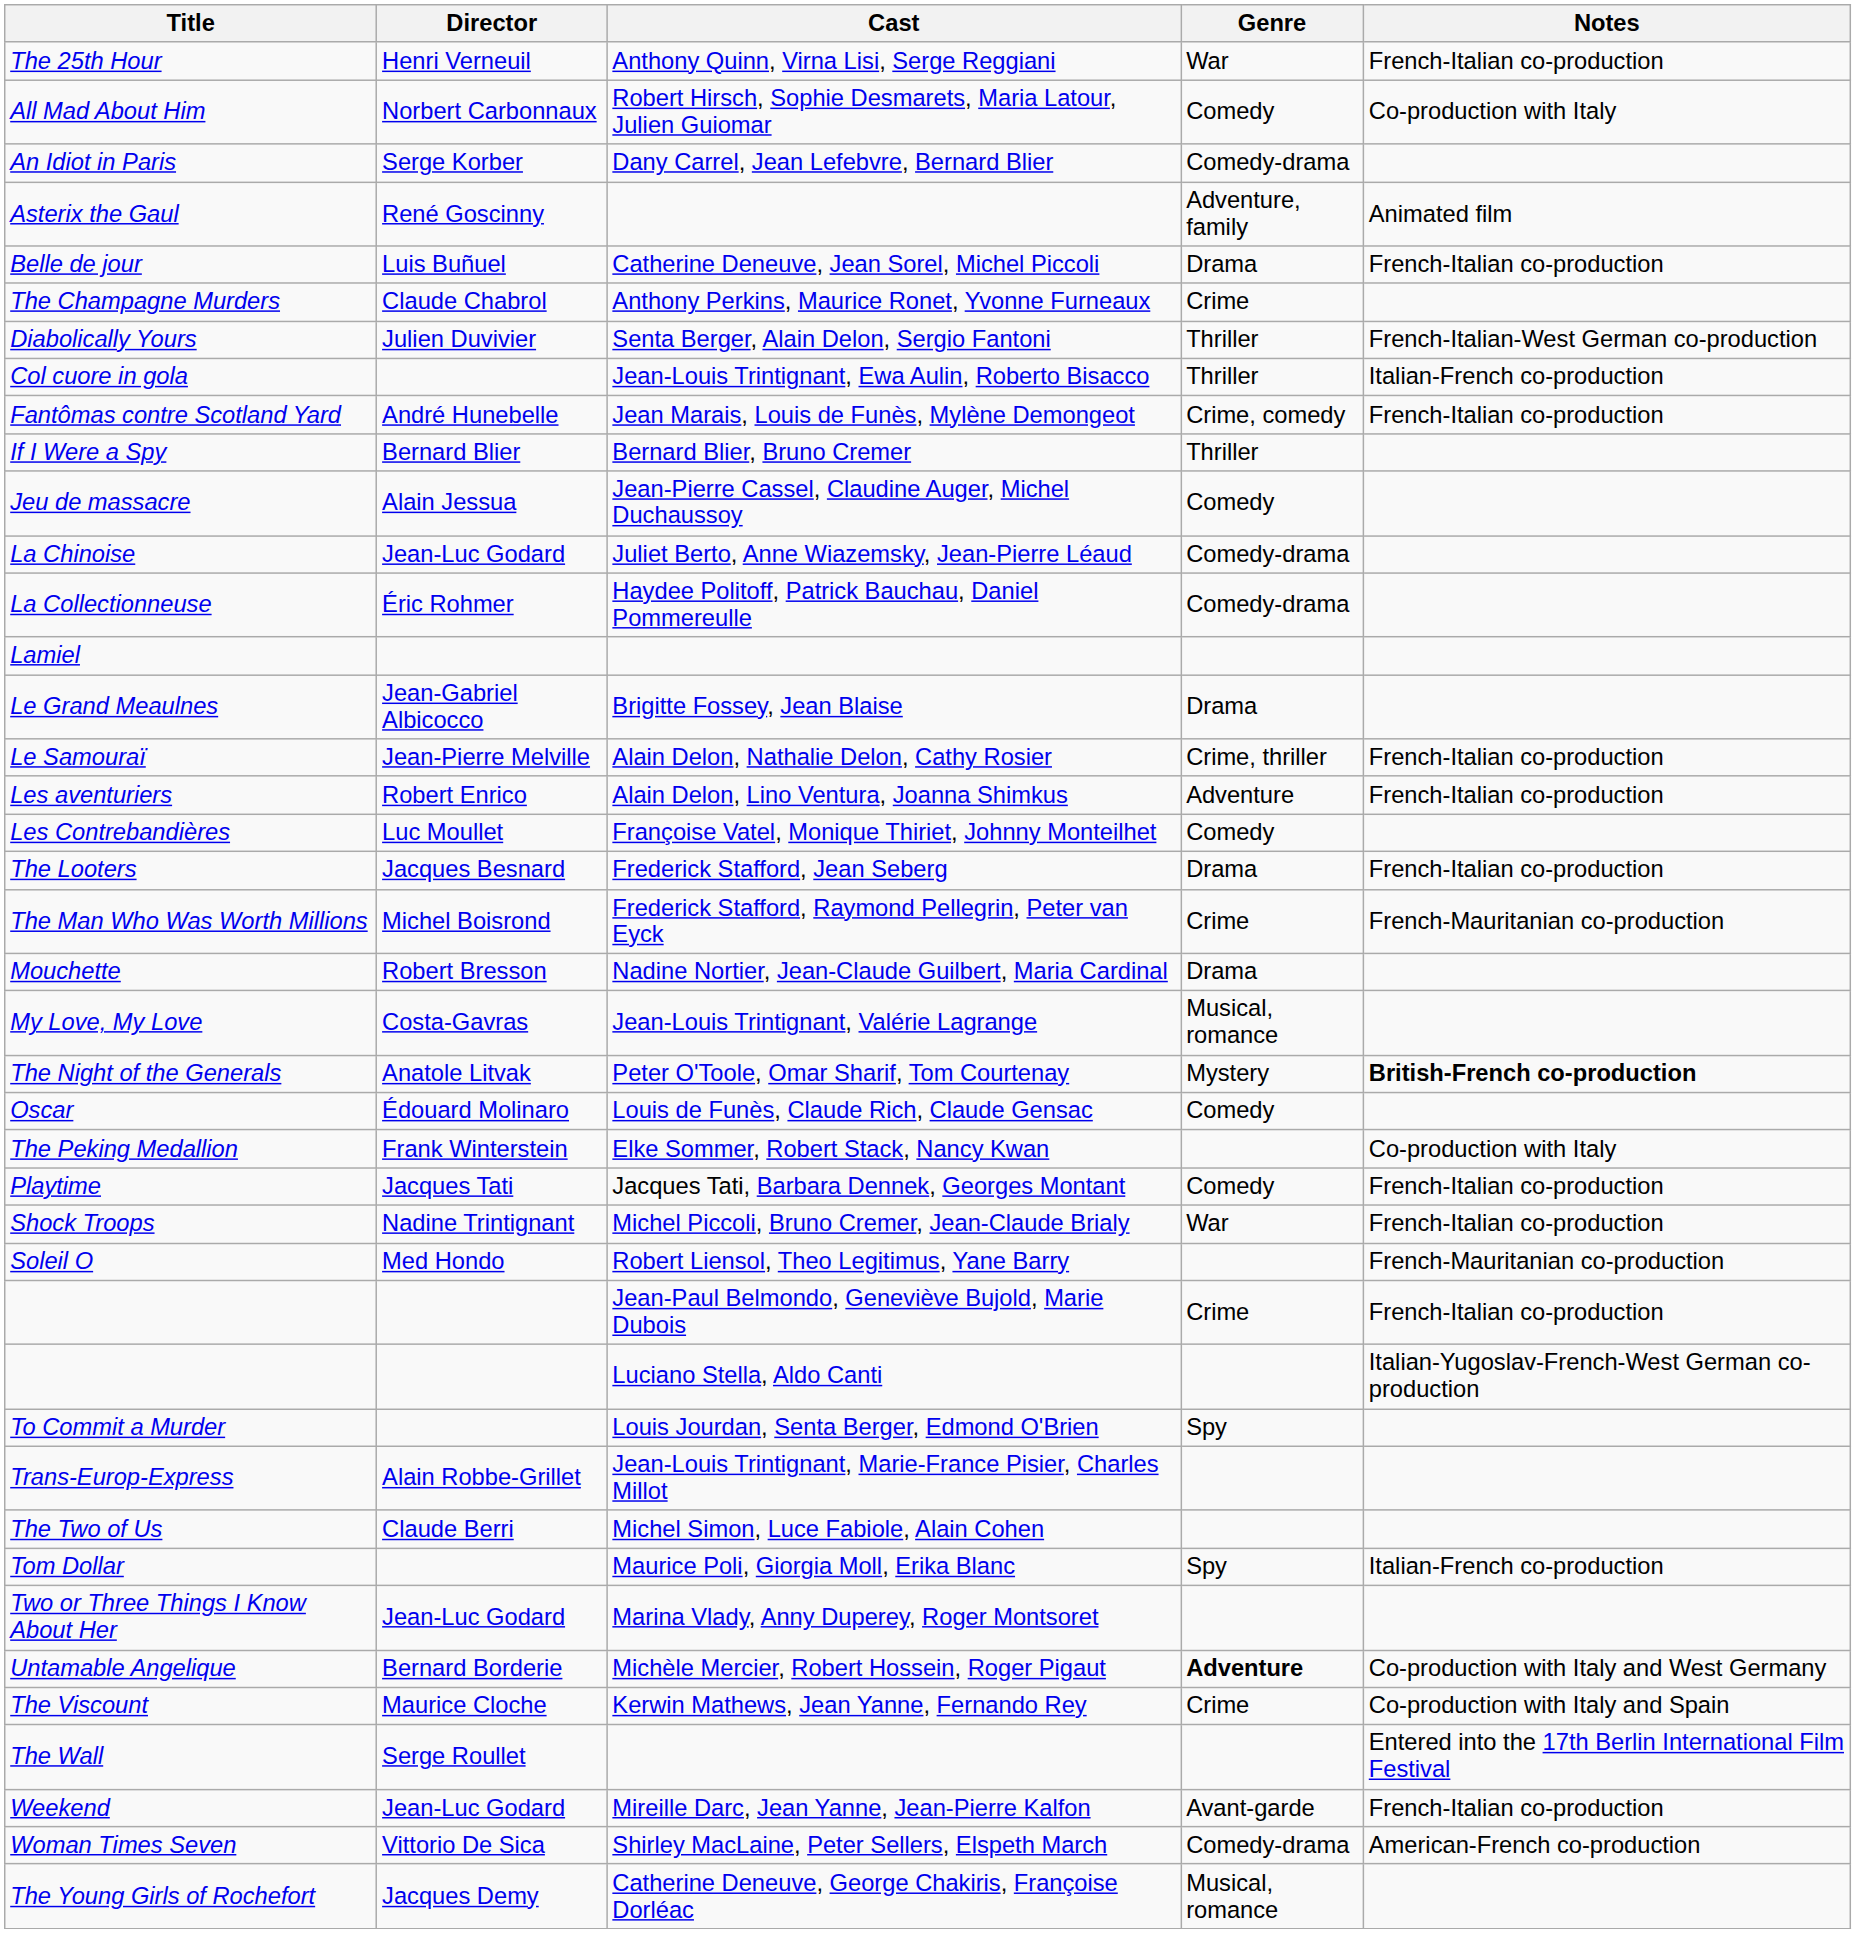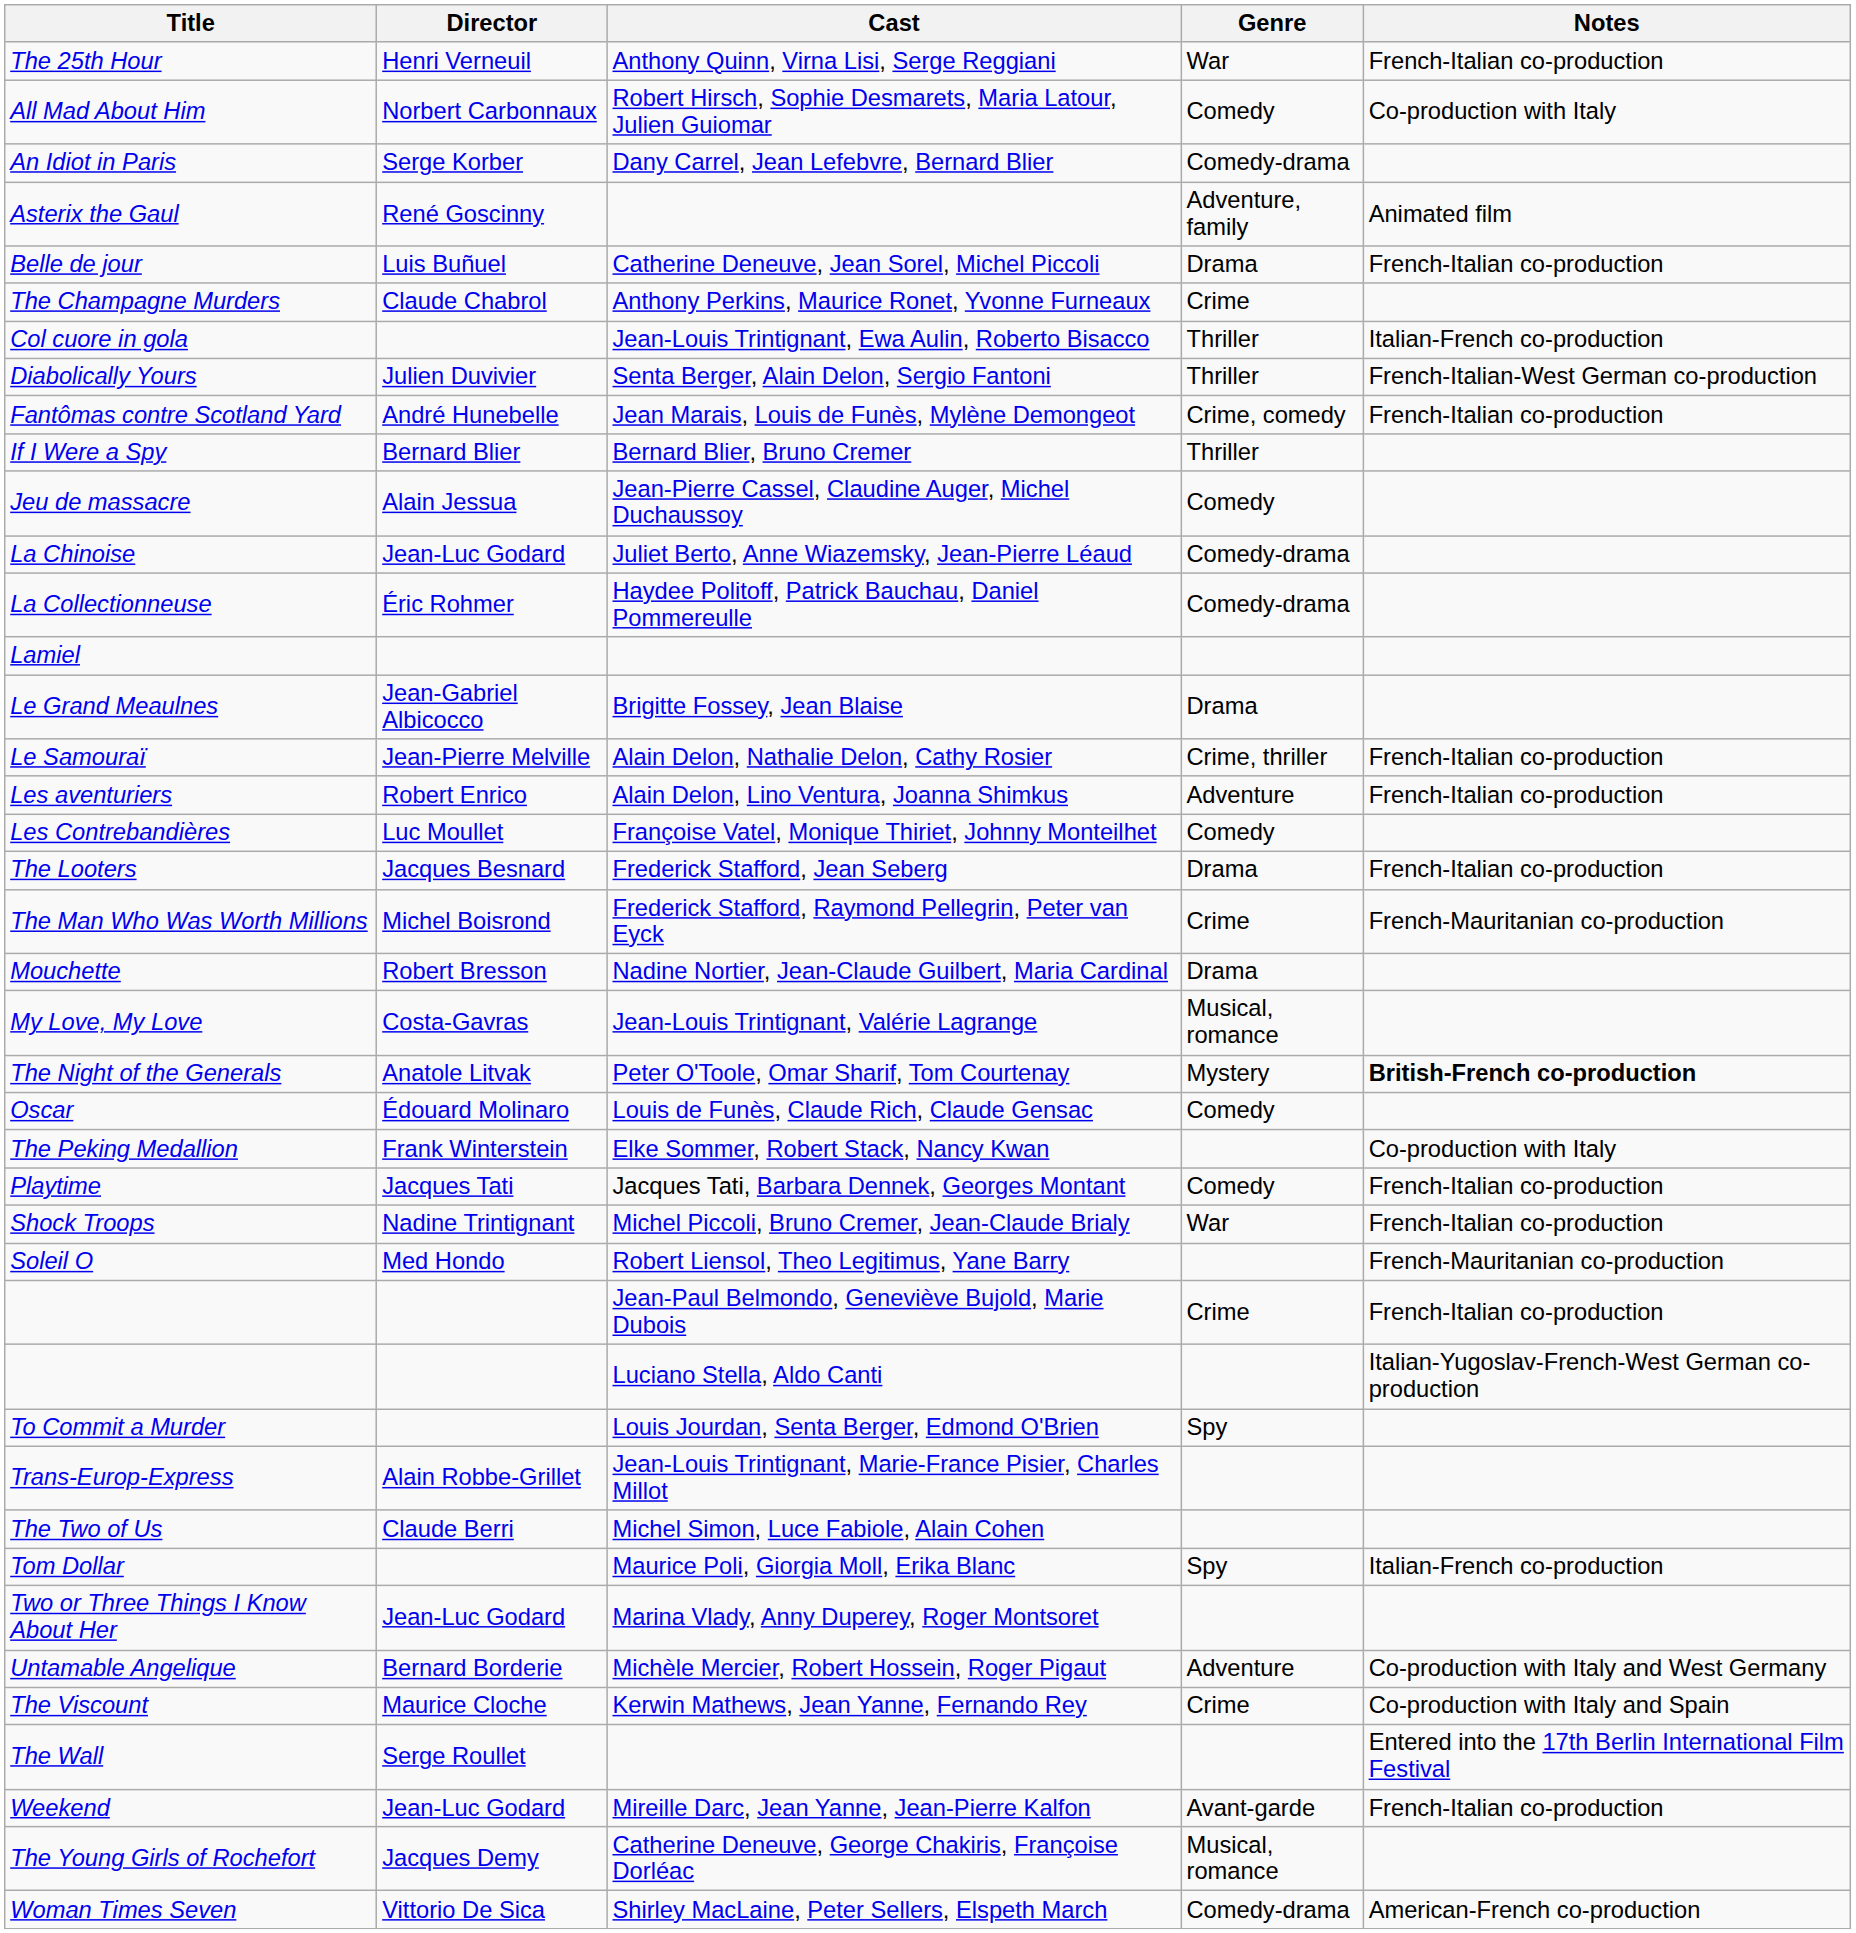rows swapped: (99, 376) <-> (103, 339)
(1245, 1668) bold -> (1240, 1668) normal
rows swapped: (123, 1845) <-> (163, 1896)
